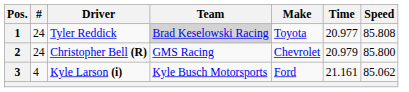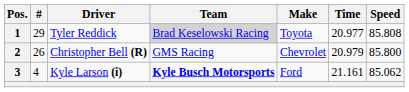(39, 33) 24 -> (39, 33) 29
(39, 52) 24 -> (39, 52) 26
(210, 72) normal -> (213, 72) bold
